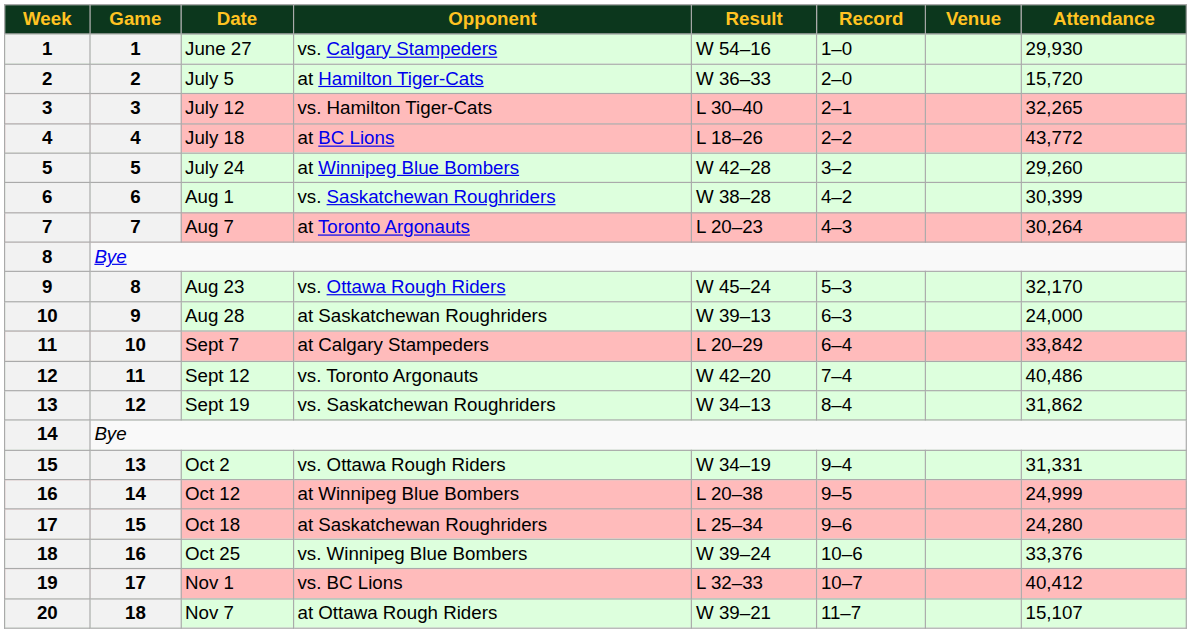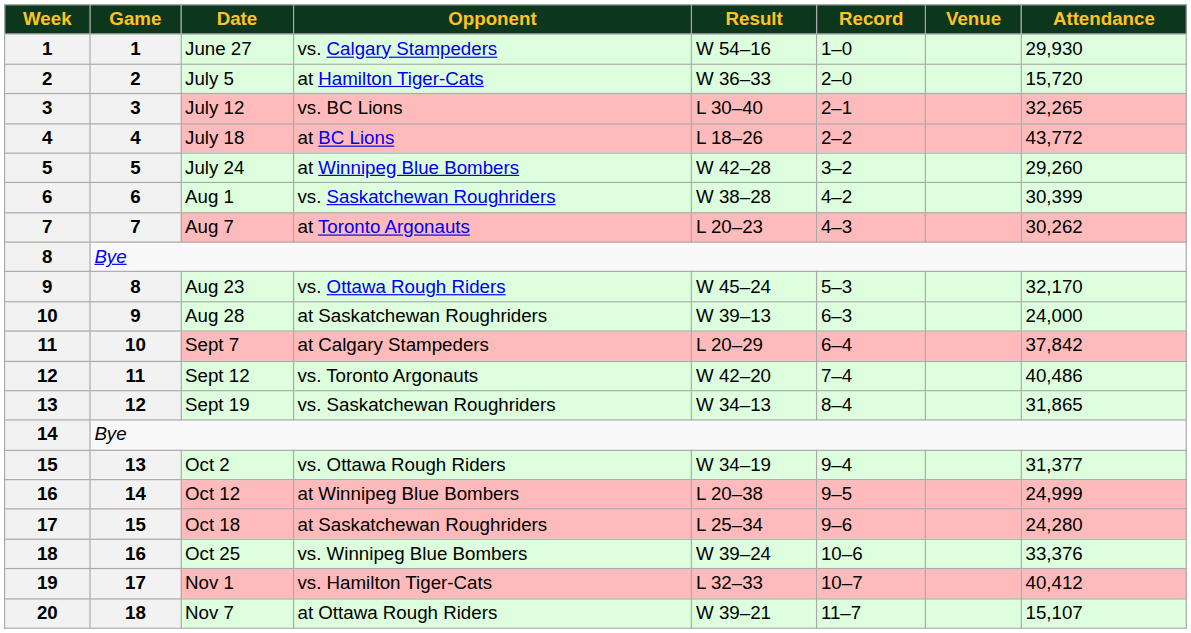(395, 108) vs. Hamilton Tiger-Cats -> (350, 108) vs. BC Lions
(1054, 227) 30,264 -> (1054, 227) 30,262
(1054, 345) 33,842 -> (1054, 345) 37,842
(1054, 405) 31,862 -> (1054, 405) 31,865
(1054, 464) 31,331 -> (1054, 464) 31,377
(350, 583) vs. BC Lions -> (395, 583) vs. Hamilton Tiger-Cats
